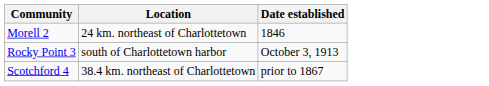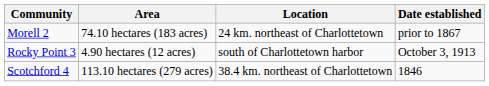+ column: (147, 14)
(273, 33) 1846 -> (429, 33) prior to 1867
(292, 71) prior to 1867 -> (410, 71) 1846
